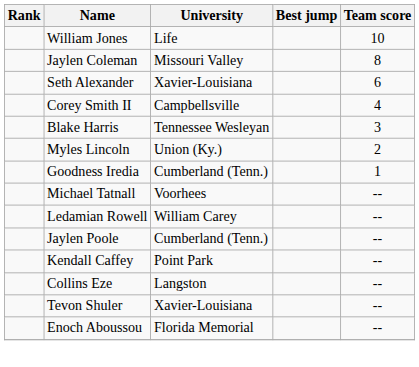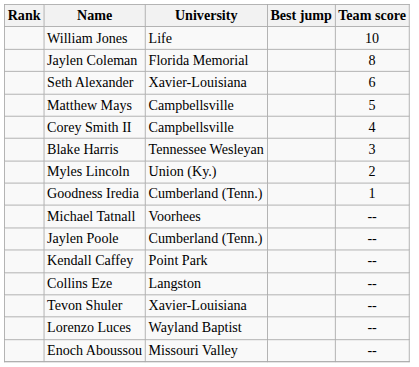(199, 60) Missouri Valley -> (198, 60) Florida Memorial
+ row: (89, 104)
- row: (97, 216)
+ row: (89, 328)
(204, 328) Florida Memorial -> (193, 350) Missouri Valley
